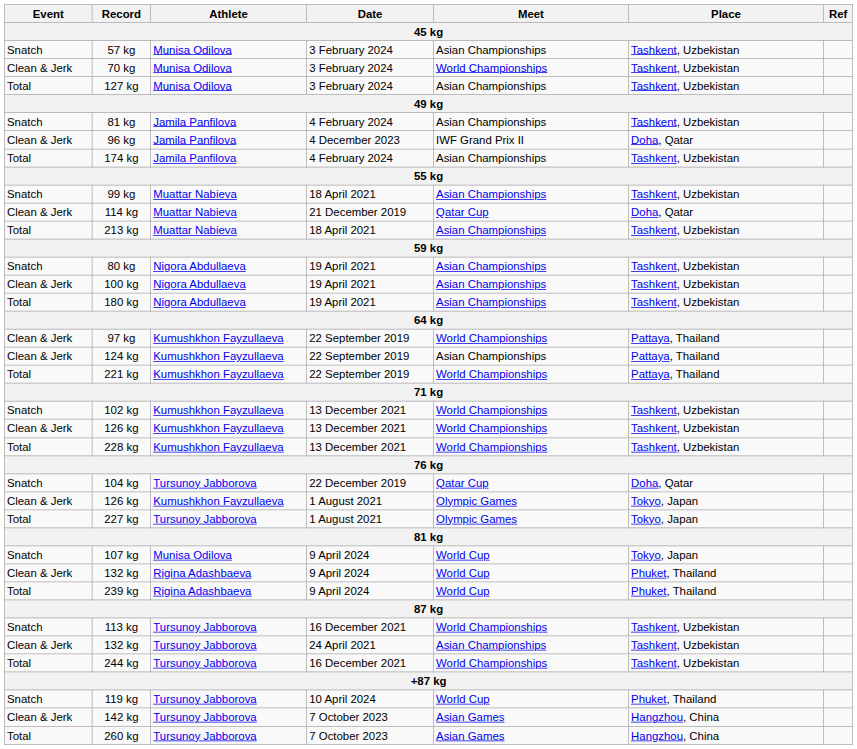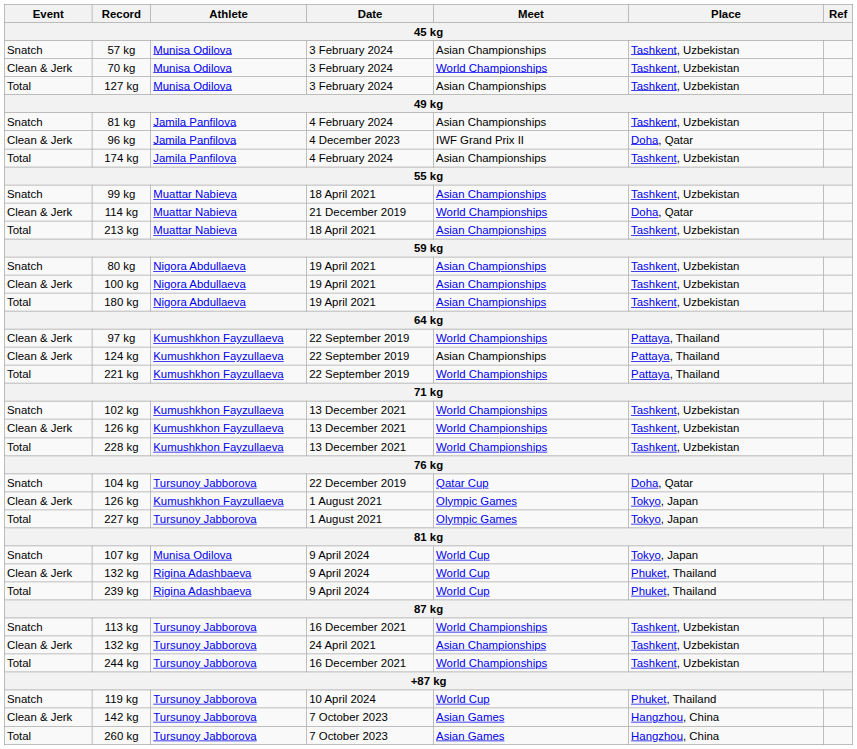(462, 212) Qatar Cup -> (492, 212) World Championships
